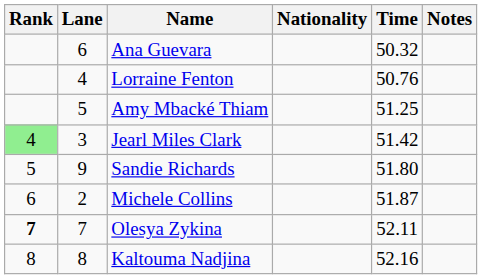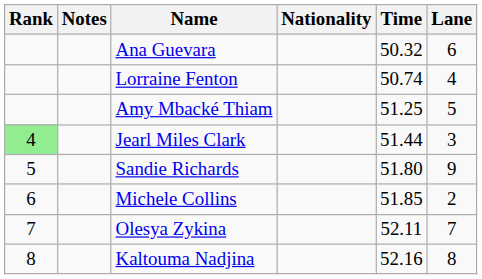columns swapped: (82, 19) <-> (450, 19)
(397, 79) 50.76 -> (401, 79) 50.74
(397, 139) 51.42 -> (401, 139) 51.44
(397, 199) 51.87 -> (401, 199) 51.85
(31, 229) bold -> (31, 229) normal
